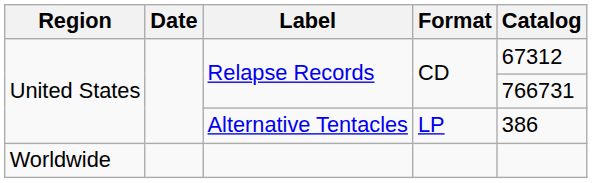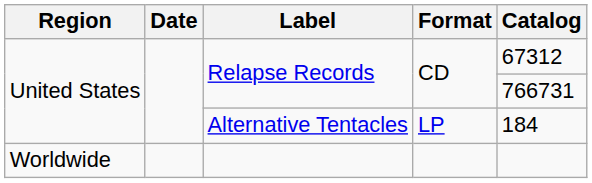(520, 125) 386 -> (520, 125) 184
